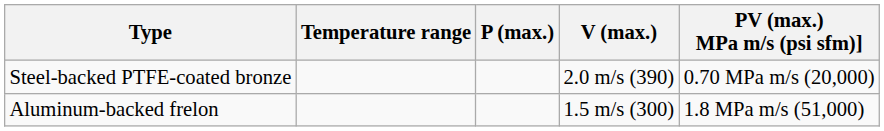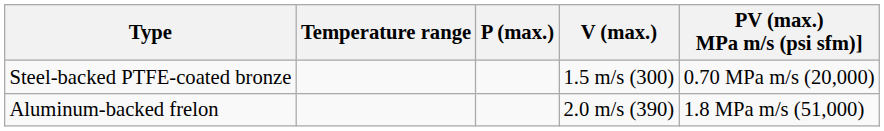(619, 76) 2.0 m/s (390) -> (619, 76) 1.5 m/s (300)
(619, 109) 1.5 m/s (300) -> (619, 109) 2.0 m/s (390)
